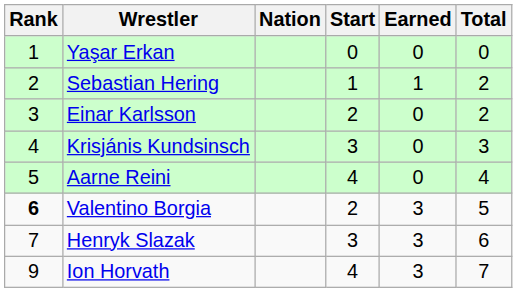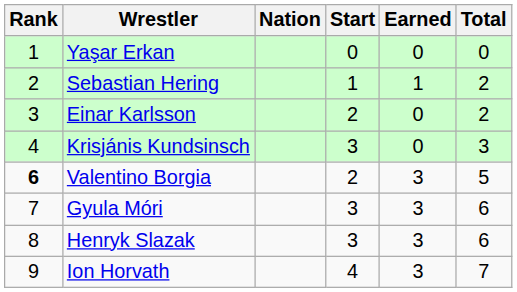- row: (119, 177)
+ row: (115, 209)
(33, 240) 7 -> (33, 240) 8
